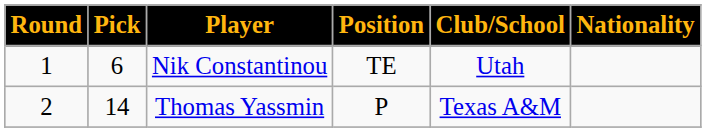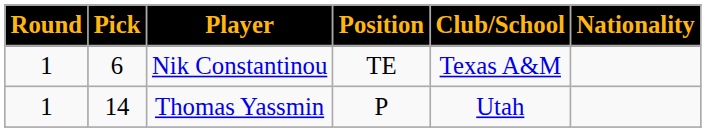(500, 65) Utah -> (500, 65) Texas A&M
(46, 106) 2 -> (46, 106) 1
(500, 106) Texas A&M -> (500, 106) Utah
